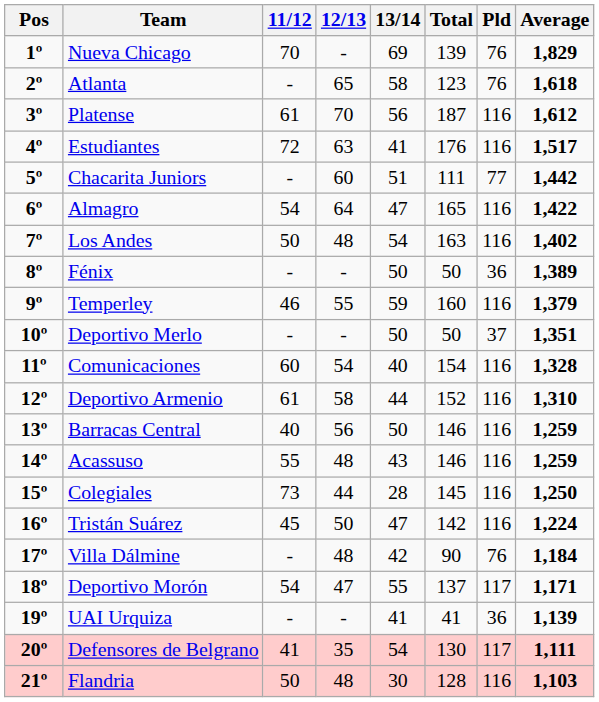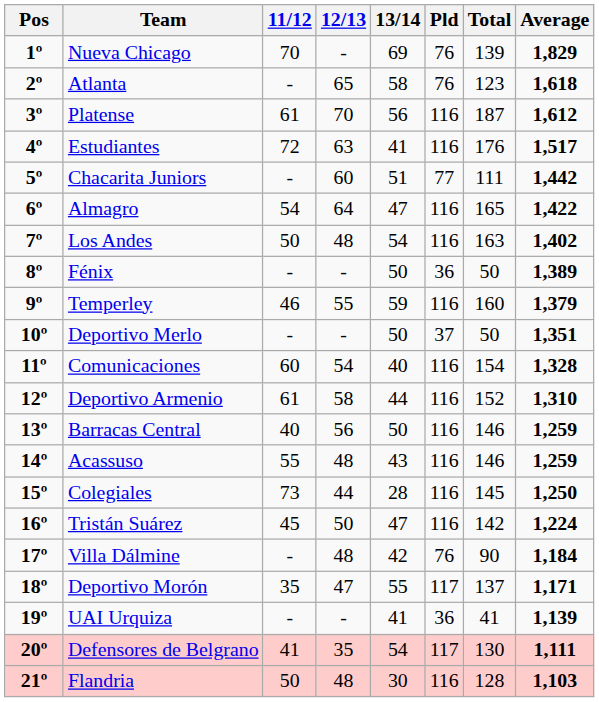columns swapped: (451, 20) <-> (497, 20)
(290, 586) 54 -> (290, 586) 35
